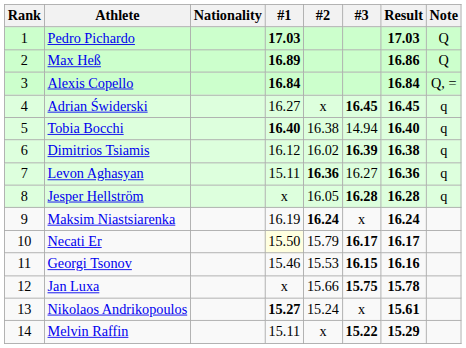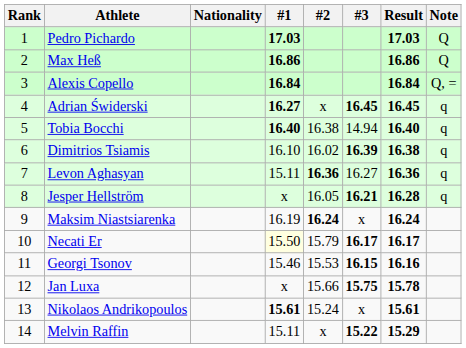(284, 60) 16.89 -> (284, 60) 16.86
(284, 106) normal -> (284, 106) bold
(284, 151) 16.12 -> (284, 151) 16.10
(362, 196) 16.28 -> (362, 196) 16.21
(284, 309) 15.27 -> (284, 309) 15.61
